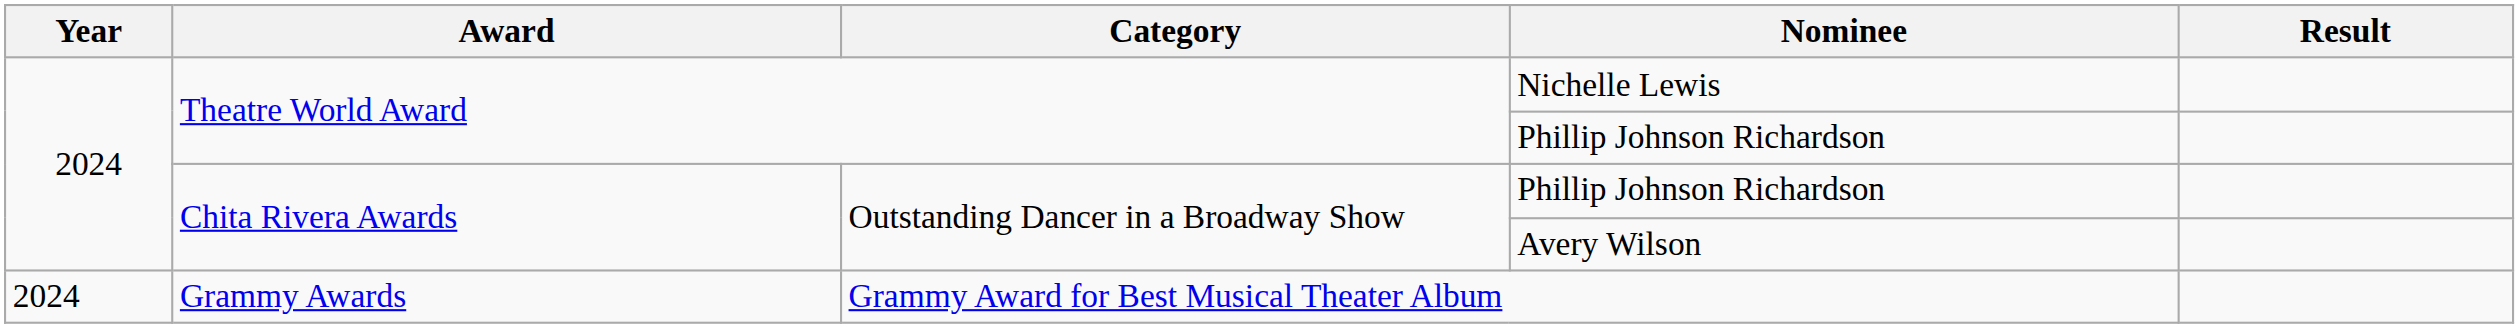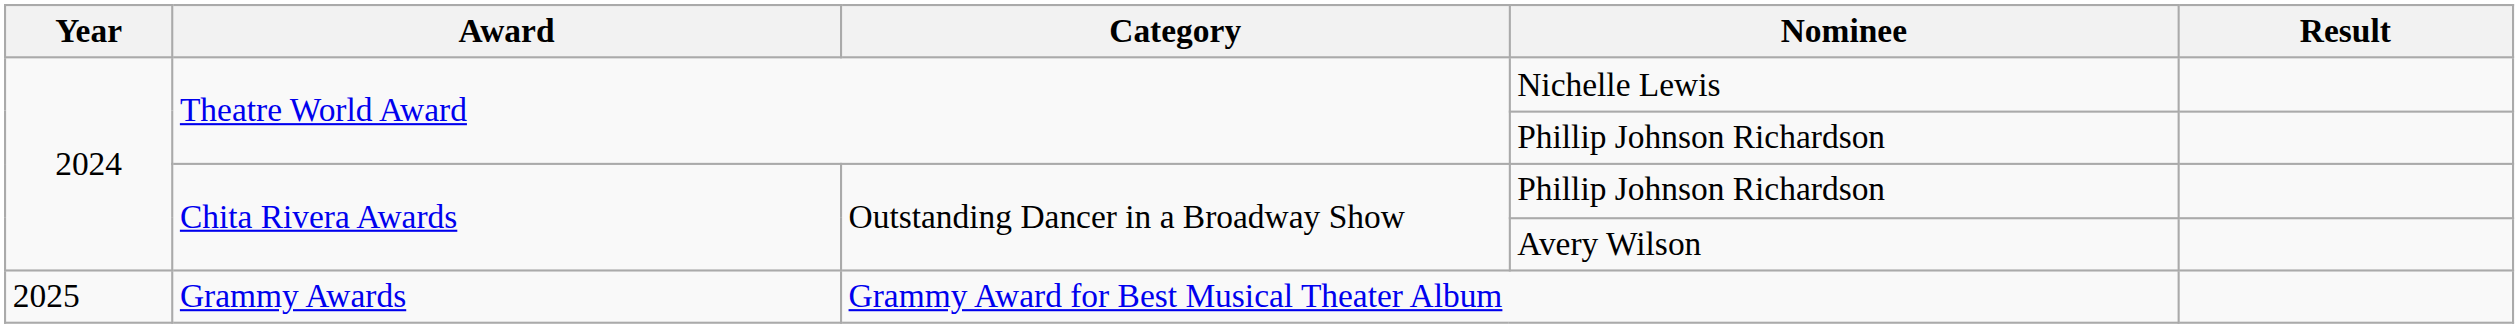(46, 296) 2024 -> (46, 296) 2025
